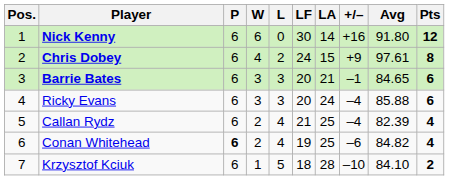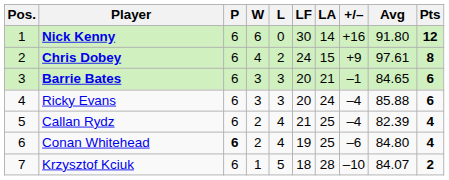(392, 143) 84.82 -> (392, 143) 84.80
(392, 164) 84.10 -> (392, 164) 84.07
